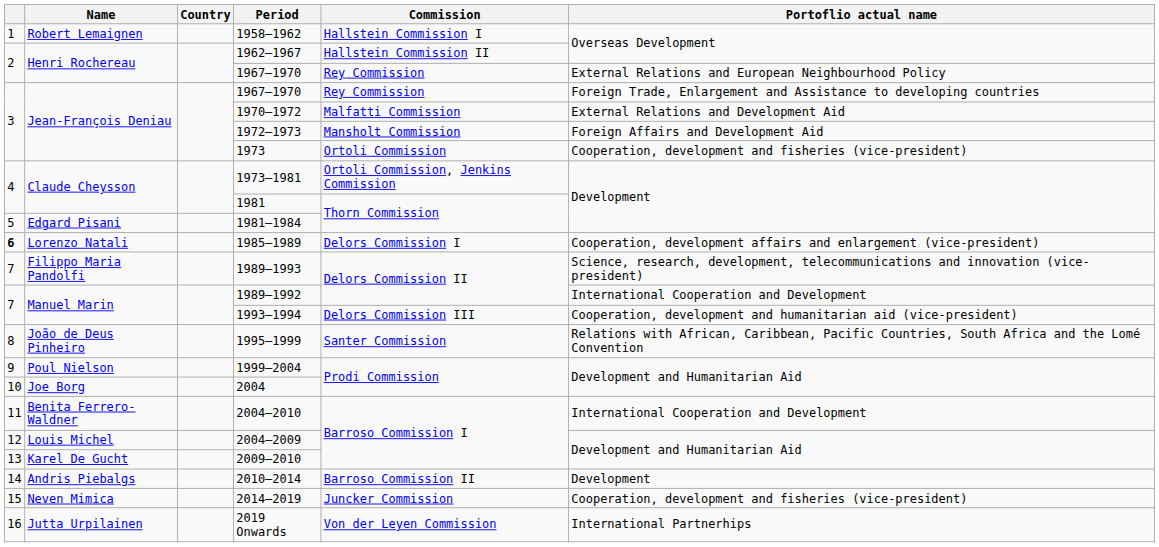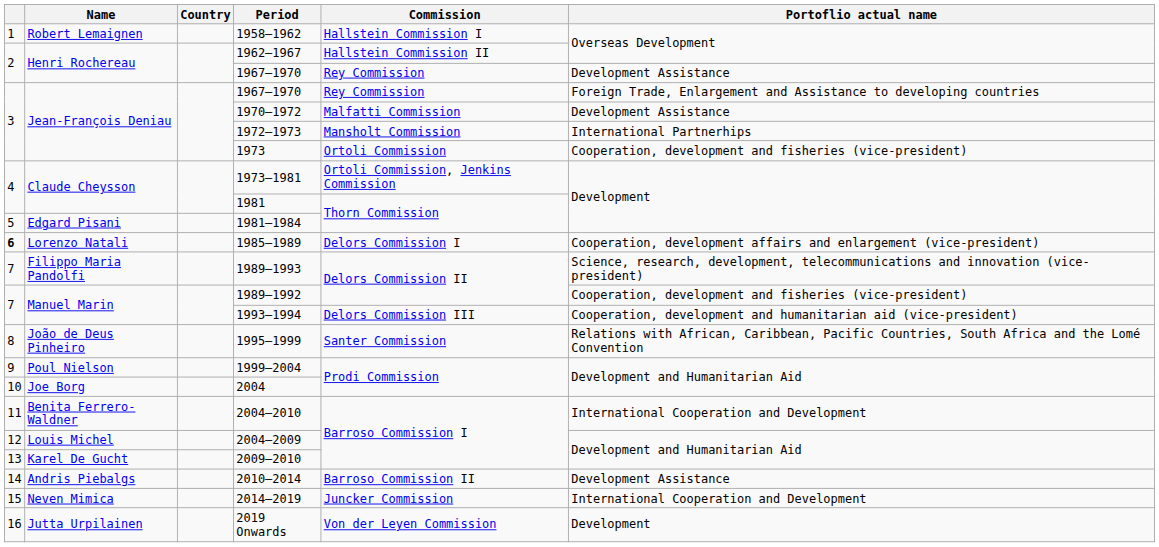(759, 73) External Relations and European Neighbourhood Policy -> (651, 73) Development Assistance
(708, 112) External Relations and Development Aid -> (651, 112) Development Assistance
(697, 131) Foreign Affairs and Development Aid -> (661, 131) International Partnerhips
(719, 295) International Cooperation and Development -> (769, 295) Cooperation, development and fisheries (vice-president)
(611, 479) Development -> (651, 479) Development Assistance
(769, 498) Cooperation, development and fisheries (vice-president) -> (719, 498) International Cooperation and Development
(661, 525) International Partnerhips -> (611, 525) Development
